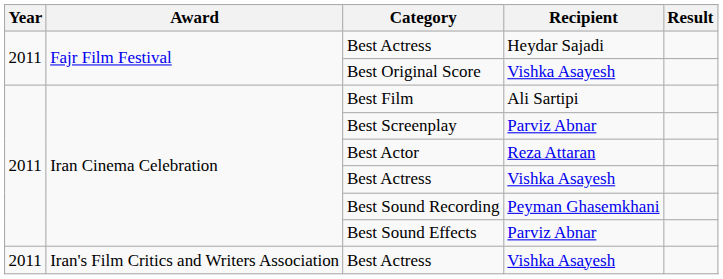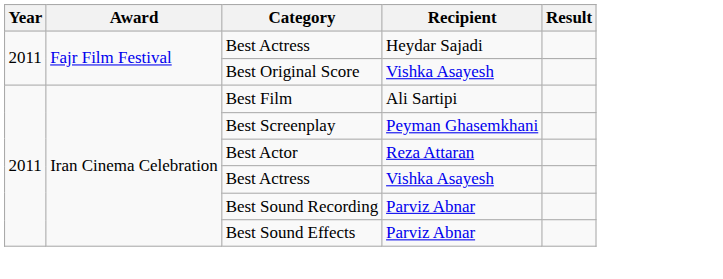(552, 125) Parviz Abnar -> (462, 125) Peyman Ghasemkhani
(583, 206) Peyman Ghasemkhani -> (431, 206) Parviz Abnar
- row: (195, 260)
